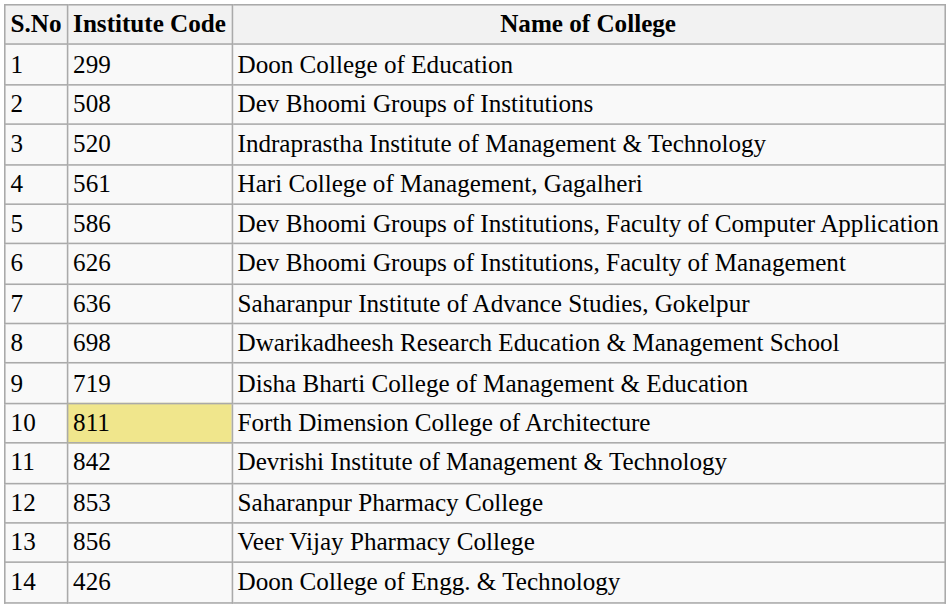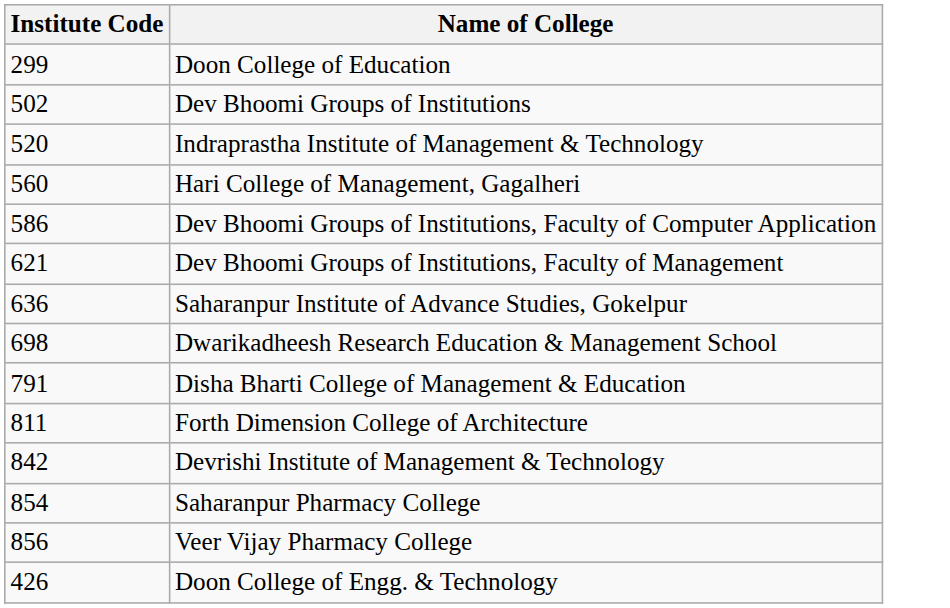- column: (36, 24)
(92, 104) 508 -> (29, 104) 502
(92, 183) 561 -> (29, 183) 560
(92, 263) 626 -> (29, 263) 621
(92, 382) 719 -> (29, 382) 791
(91, 422) khaki background -> (29, 422) no background
(92, 502) 853 -> (29, 502) 854
